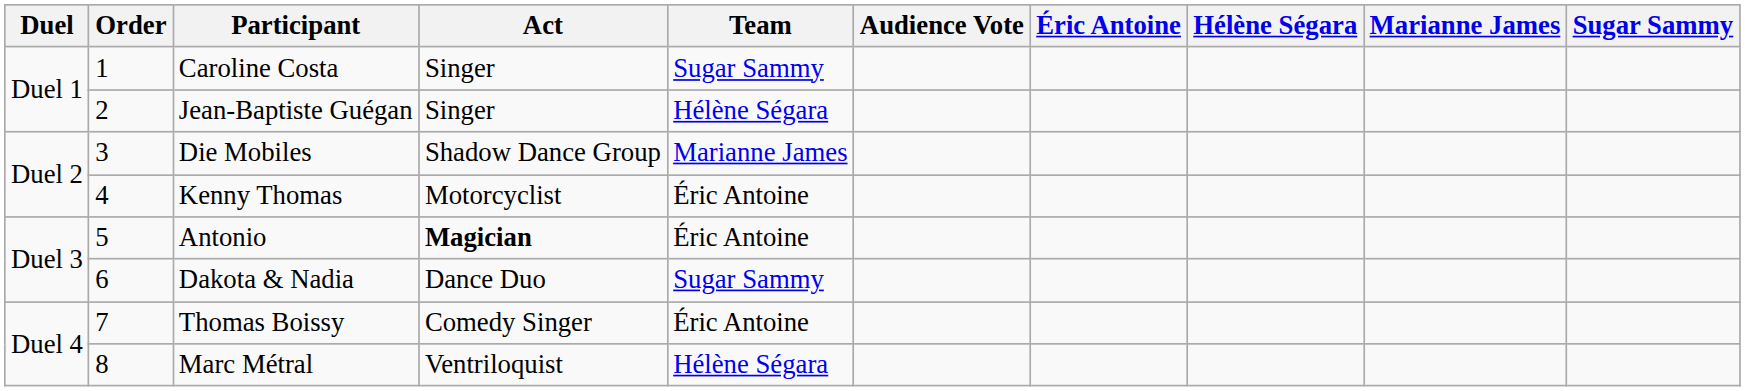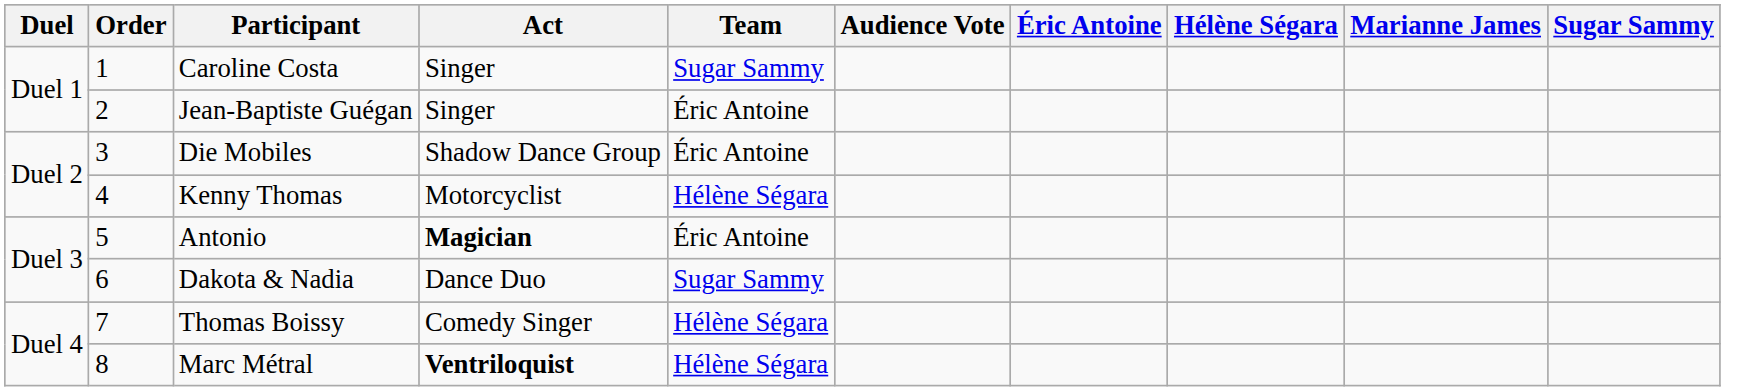(751, 110) Hélène Ségara -> (741, 110) Éric Antoine
(760, 152) Marianne James -> (741, 152) Éric Antoine
(741, 195) Éric Antoine -> (751, 195) Hélène Ségara
(741, 322) Éric Antoine -> (751, 322) Hélène Ségara
(494, 364) normal -> (499, 364) bold
